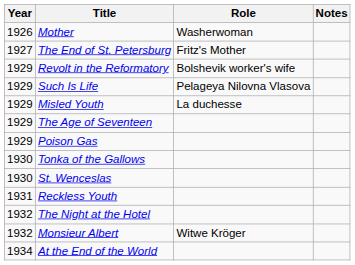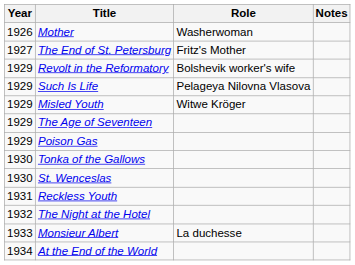(209, 104) La duchesse -> (211, 104) Witwe Kröger
(20, 232) 1932 -> (20, 232) 1933
(211, 232) Witwe Kröger -> (209, 232) La duchesse
